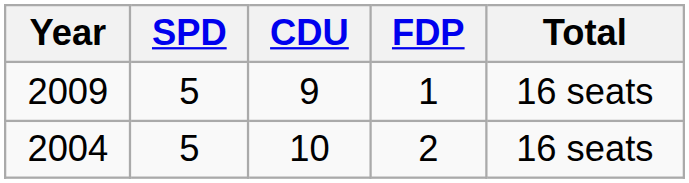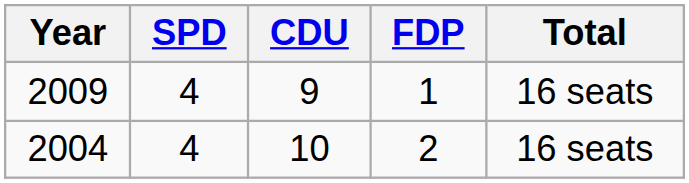(189, 90) 5 -> (189, 90) 4
(189, 148) 5 -> (189, 148) 4
